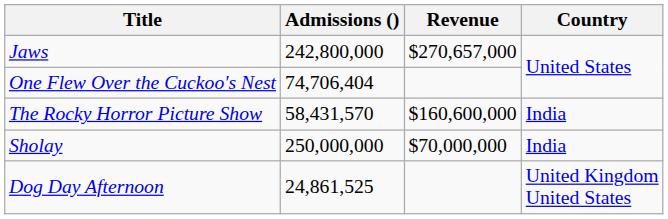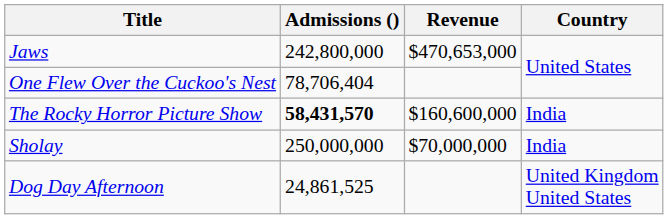(463, 51) $270,657,000 -> (463, 51) $470,653,000
(329, 82) 74,706,404 -> (329, 82) 78,706,404
(329, 113) normal -> (329, 113) bold
